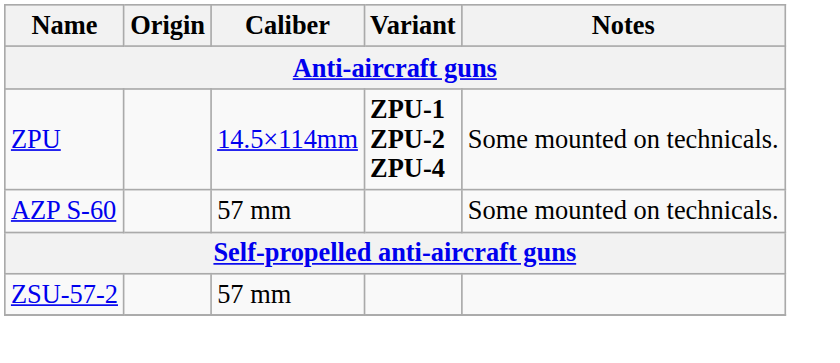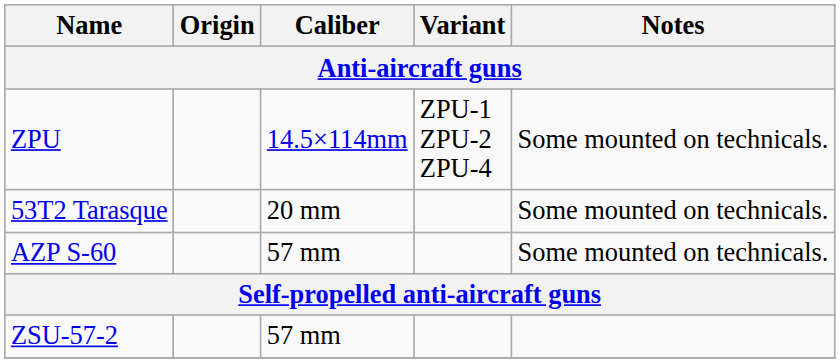(407, 138) bold -> (456, 138) normal
+ row: (89, 210)
